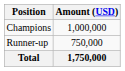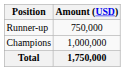rows swapped: (29, 27) <-> (27, 43)
